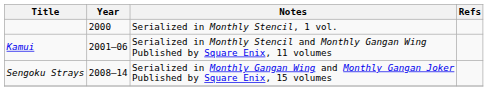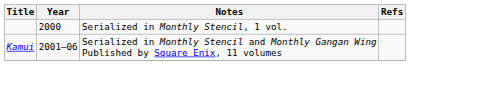- row: (45, 73)
